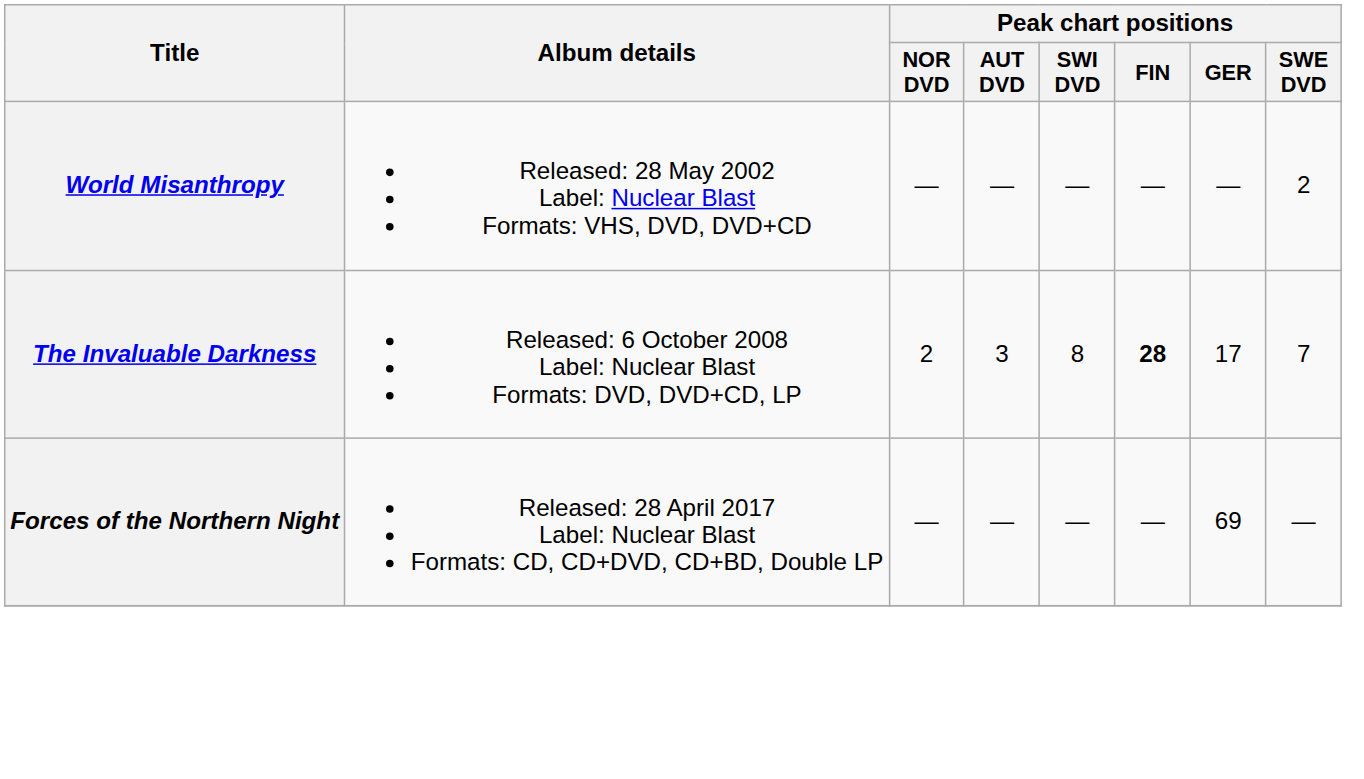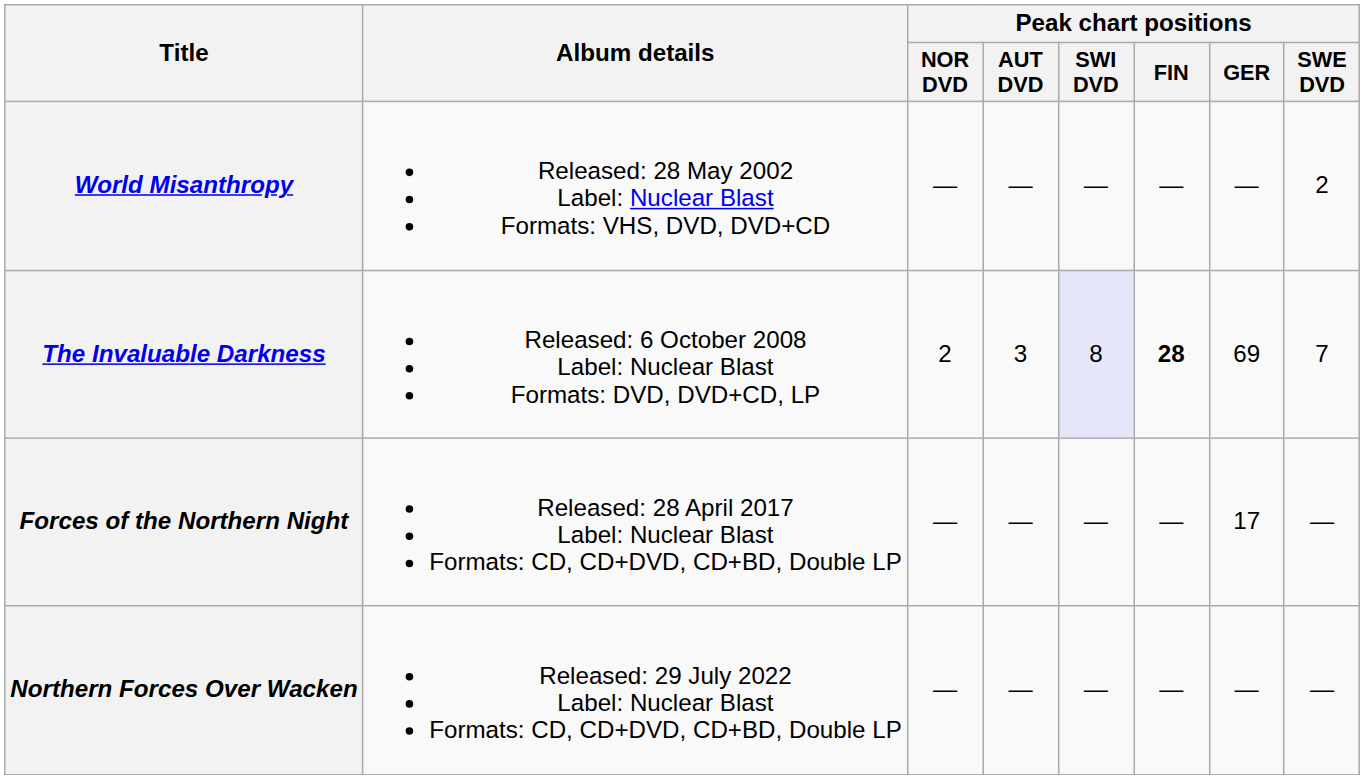(1077, 353) no background -> (1096, 353) lavender background
(1228, 353) 17 -> (1247, 353) 69
(1228, 521) 69 -> (1247, 521) 17
+ row: (184, 689)
